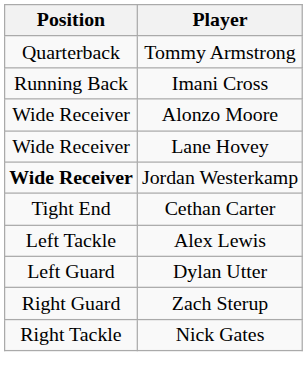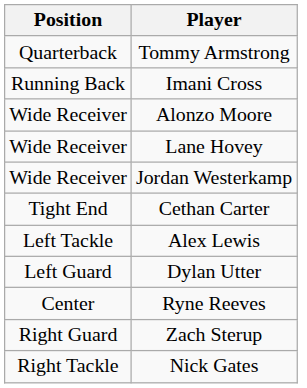(71, 177) bold -> (68, 177) normal
+ row: (214, 303)
